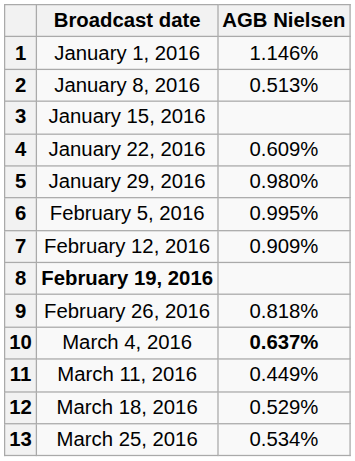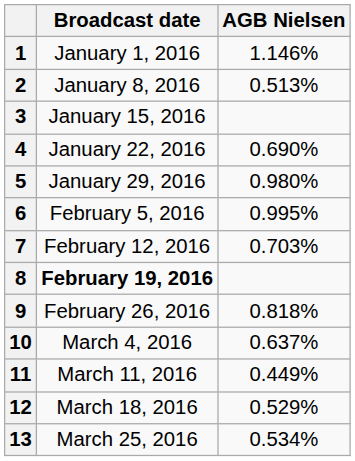(284, 149) 0.609% -> (284, 149) 0.690%
(284, 246) 0.909% -> (284, 246) 0.703%
(284, 342) bold -> (284, 342) normal
